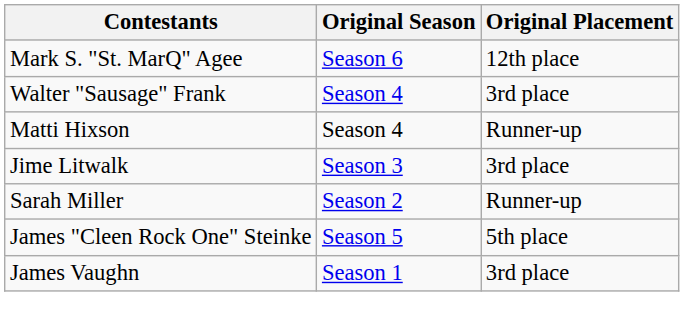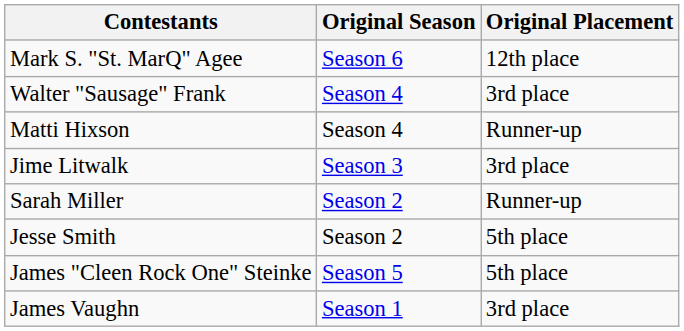+ row: (63, 237)
